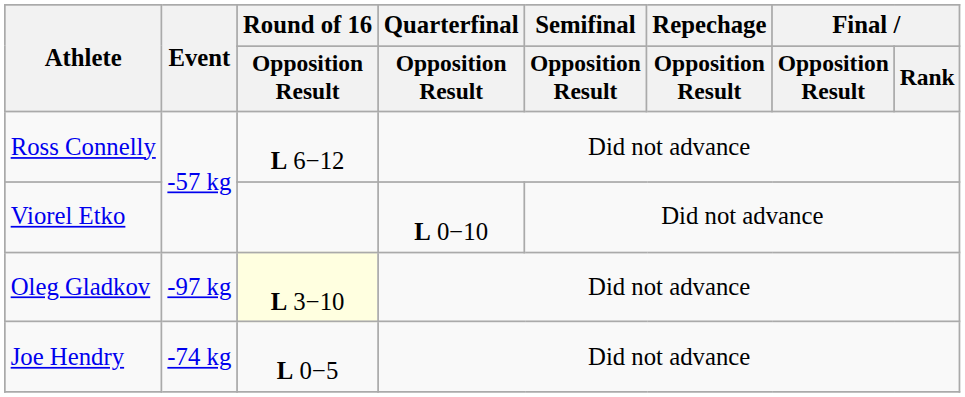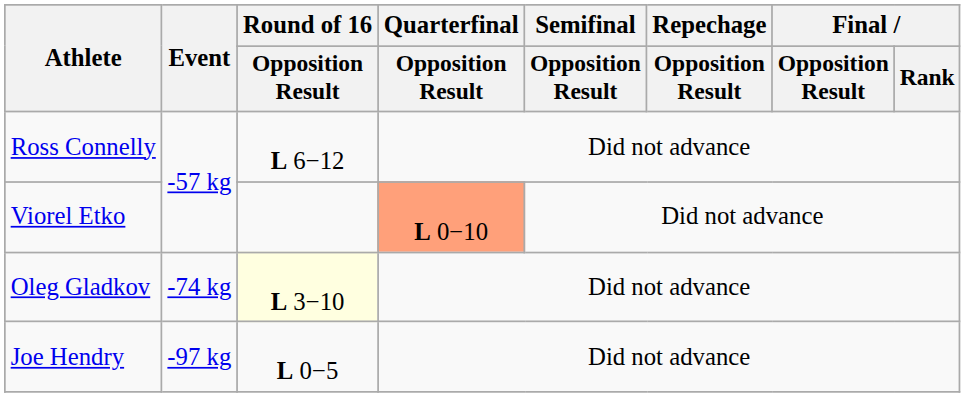(451, 231) no background -> (451, 231) lightsalmon background
(199, 287) -97 kg -> (199, 287) -74 kg
(199, 357) -74 kg -> (199, 357) -97 kg
